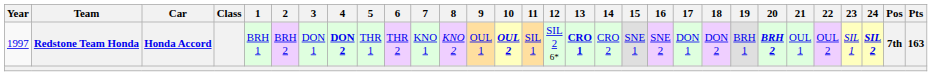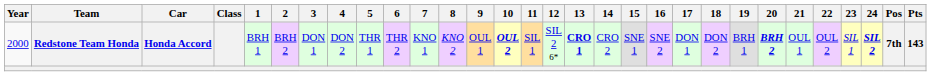(18, 43) 1997 -> (18, 43) 2000
(342, 43) bold -> (342, 43) normal
(916, 43) 163 -> (915, 43) 143
